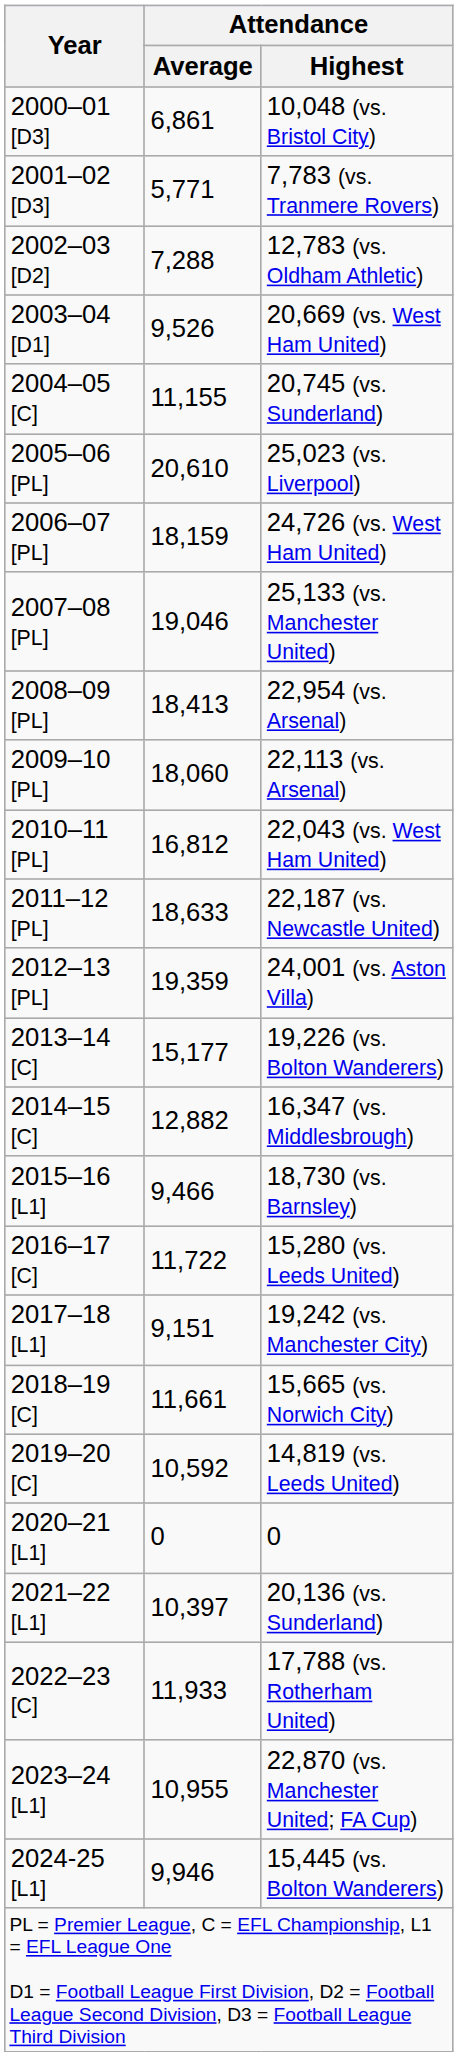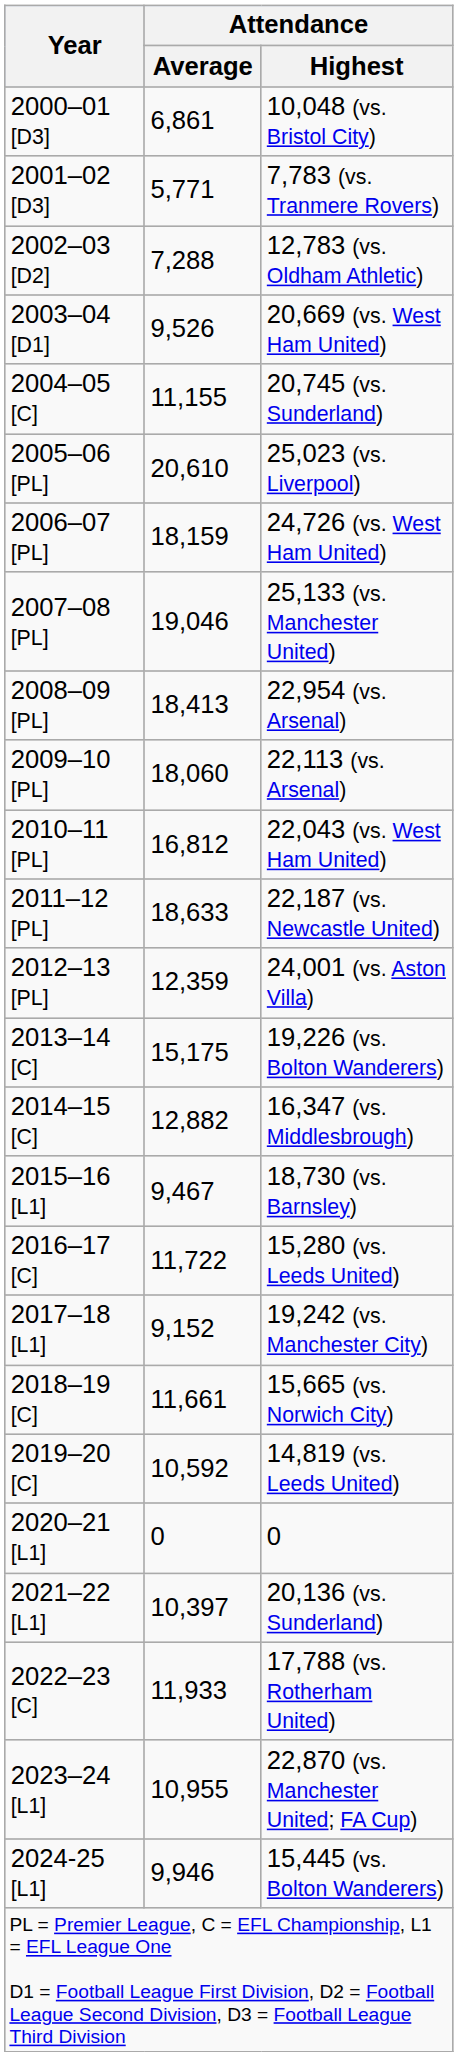(190, 982) 19,359 -> (190, 982) 12,359
(190, 1052) 15,177 -> (190, 1052) 15,175
(183, 1190) 9,466 -> (183, 1190) 9,467
(183, 1329) 9,151 -> (183, 1329) 9,152
